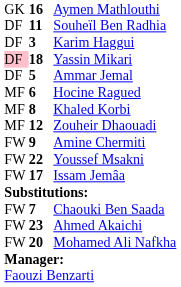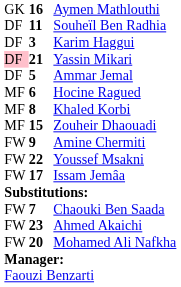(36, 59) 18 -> (36, 59) 21
(36, 125) 12 -> (36, 125) 15
